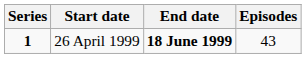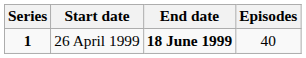(268, 41) 43 -> (268, 41) 40
